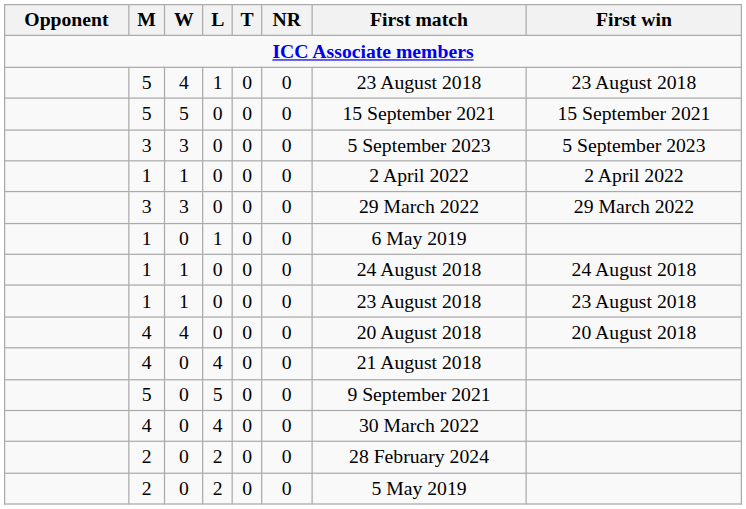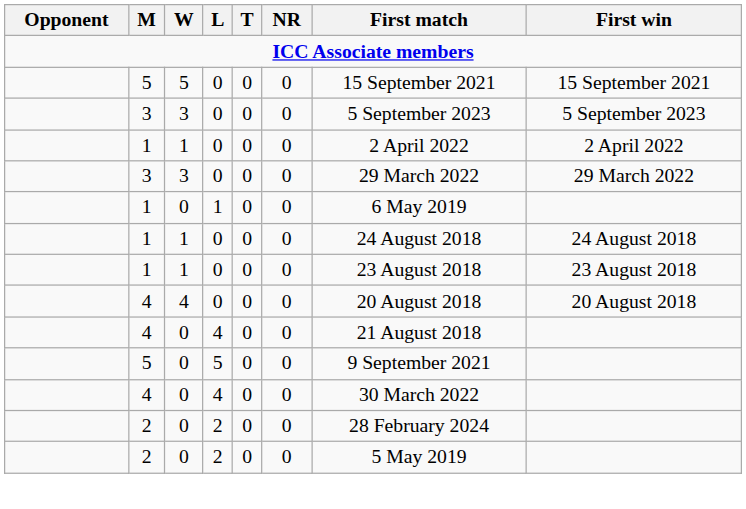- row: (147, 82)
